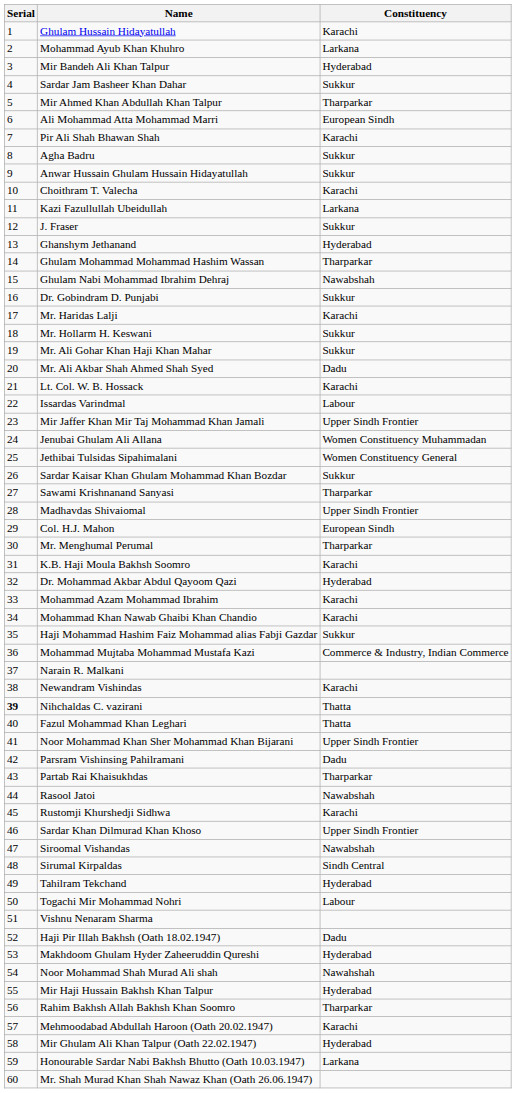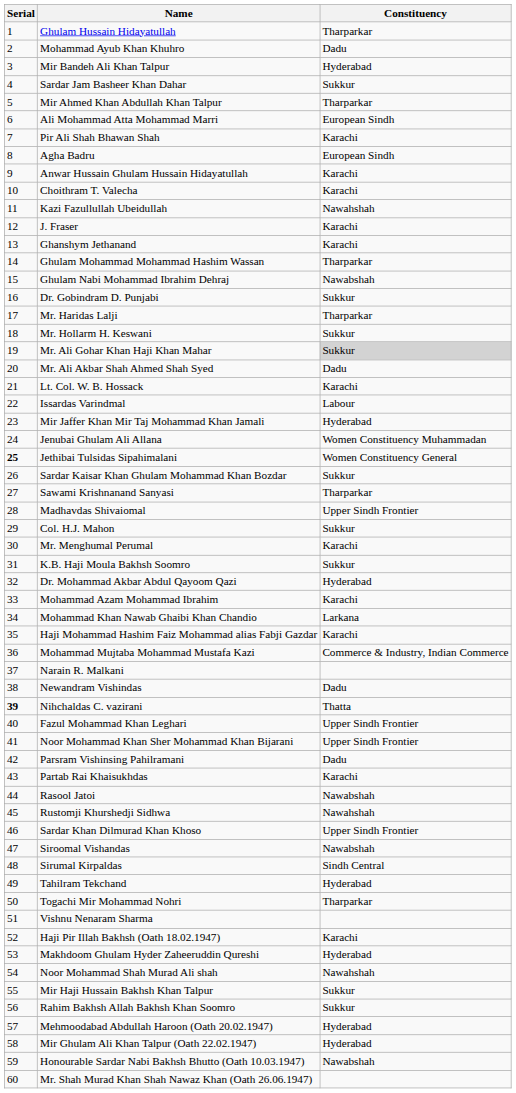(340, 31) Karachi -> (347, 31) Tharparkar
(341, 48) Larkana -> (335, 48) Dadu
(339, 155) Sukkur -> (358, 155) European Sindh
(339, 173) Sukkur -> (340, 173) Karachi
(341, 208) Larkana -> (349, 208) Nawahshah
(339, 226) Sukkur -> (340, 226) Karachi
(347, 244) Hyderabad -> (340, 244) Karachi
(340, 315) Karachi -> (347, 315) Tharparkar
(339, 350) no background -> (339, 350) lightgrey background
(370, 421) Upper Sindh Frontier -> (347, 421) Hyderabad
(13, 457) normal -> (13, 457) bold
(358, 528) European Sindh -> (339, 528) Sukkur
(347, 546) Tharparkar -> (340, 546) Karachi
(340, 564) Karachi -> (339, 564) Sukkur
(340, 617) Karachi -> (341, 617) Larkana
(339, 635) Sukkur -> (340, 635) Karachi
(340, 688) Karachi -> (335, 688) Dadu
(337, 723) Thatta -> (370, 723) Upper Sindh Frontier
(347, 777) Tharparkar -> (340, 777) Karachi
(340, 812) Karachi -> (349, 812) Nawahshah
(339, 901) Labour -> (347, 901) Tharparkar
(335, 937) Dadu -> (340, 937) Karachi
(347, 990) Hyderabad -> (339, 990) Sukkur
(347, 1008) Tharparkar -> (339, 1008) Sukkur
(340, 1025) Karachi -> (347, 1025) Hyderabad
(341, 1061) Larkana -> (349, 1061) Nawabshah
